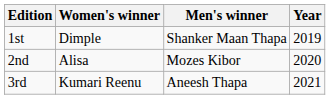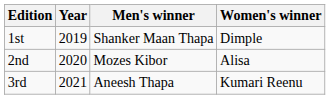columns swapped: (307, 15) <-> (109, 15)
